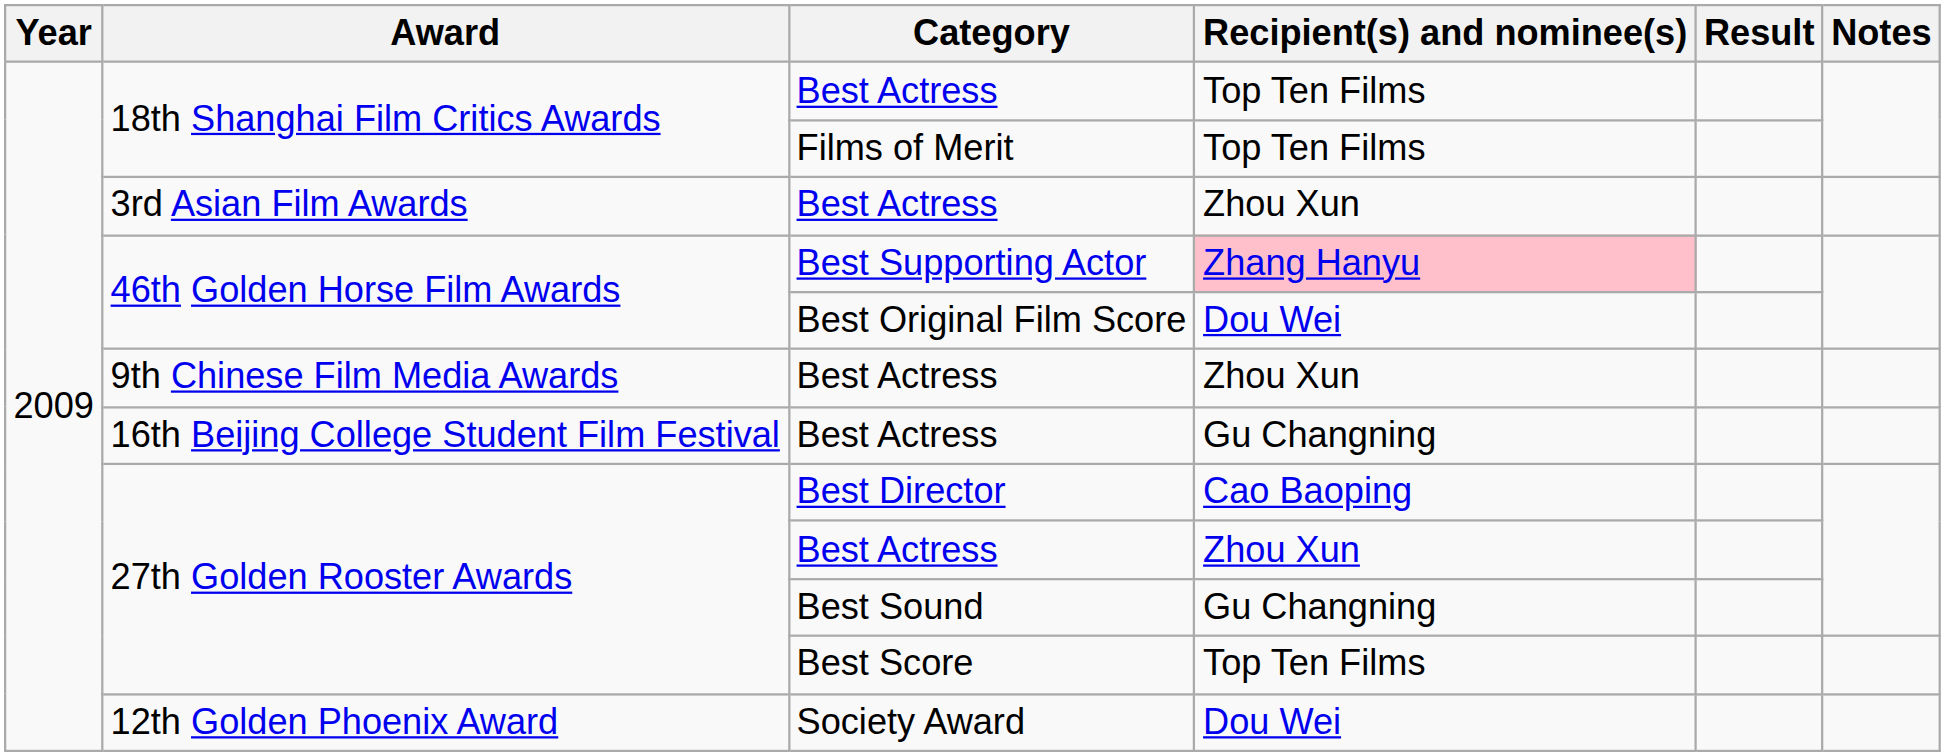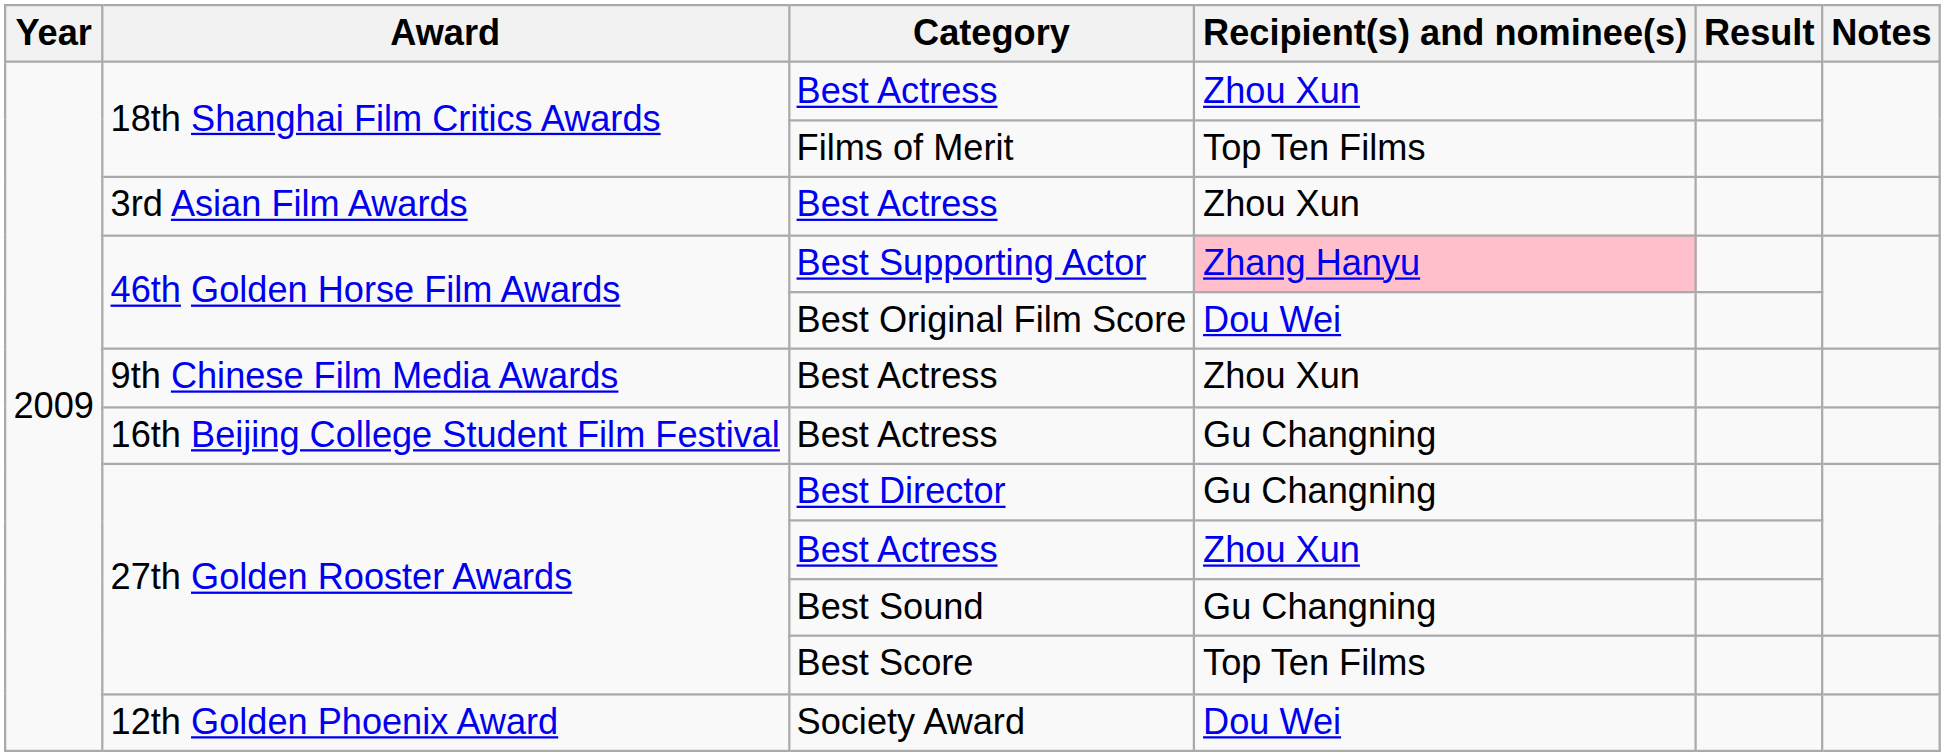(1314, 90) Top Ten Films -> (1281, 90) Zhou Xun
(1308, 491) Cao Baoping -> (1320, 491) Gu Changning
